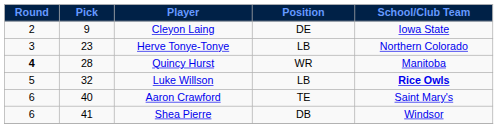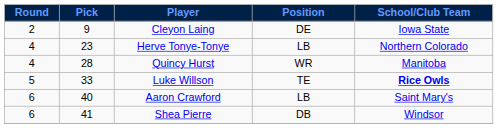(32, 47) 3 -> (32, 47) 4
(32, 64) bold -> (32, 64) normal
(87, 81) 32 -> (87, 81) 33
(303, 81) LB -> (303, 81) TE
(303, 98) TE -> (303, 98) LB
